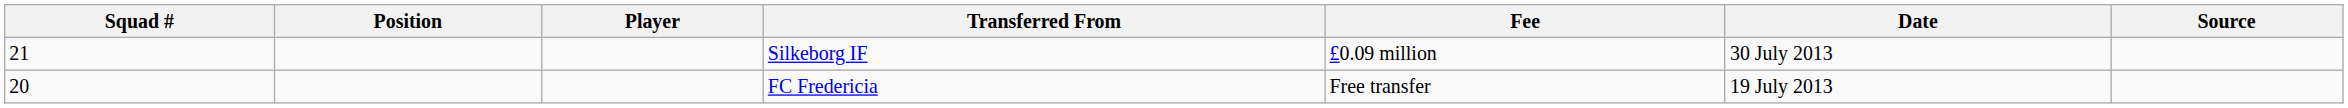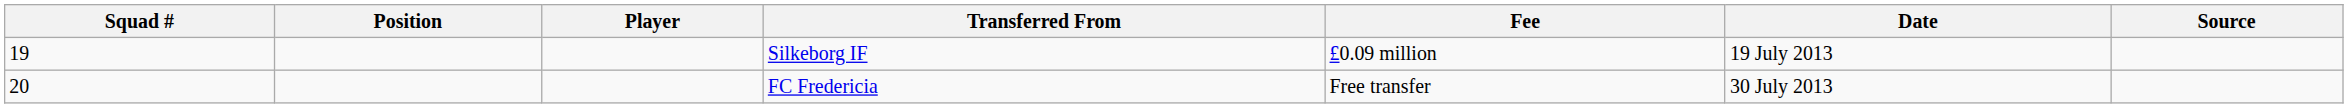(19, 53) 21 -> (19, 53) 19
(1781, 53) 30 July 2013 -> (1781, 53) 19 July 2013
(1781, 86) 19 July 2013 -> (1781, 86) 30 July 2013
